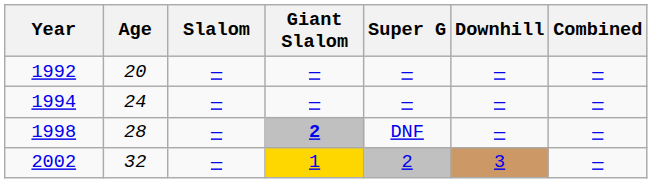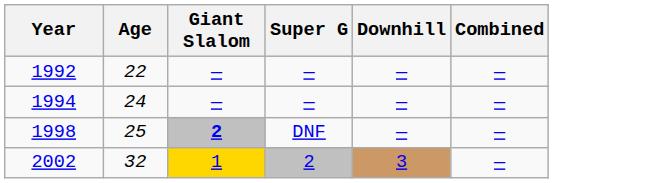- column: (217, 31)
(135, 72) 20 -> (135, 72) 22
(135, 132) 28 -> (135, 132) 25
